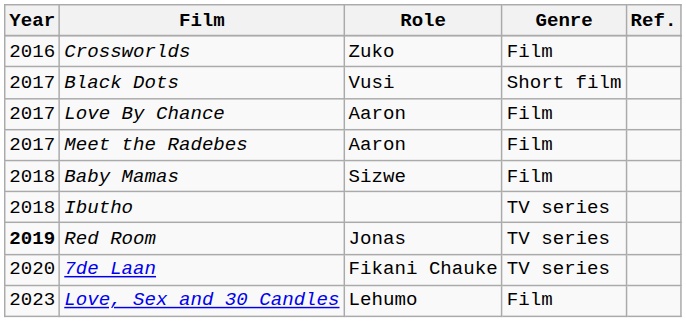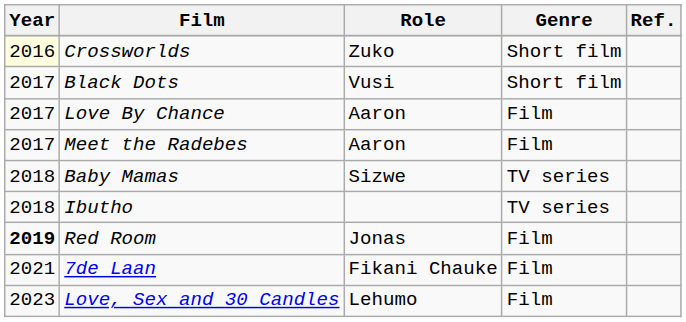(32, 51) no background -> (32, 51) lightyellow background
(530, 51) Film -> (564, 51) Short film
(530, 176) Film -> (558, 176) TV series
(558, 238) TV series -> (530, 238) Film
(32, 269) 2020 -> (32, 269) 2021
(558, 269) TV series -> (530, 269) Film
